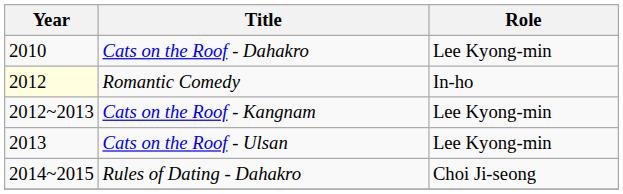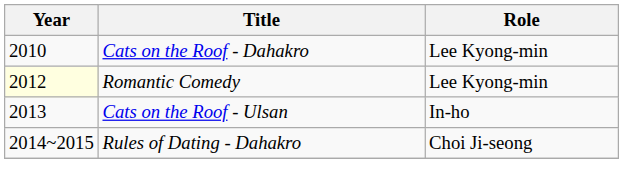(453, 81) In-ho -> (488, 81) Lee Kyong-min
- row: (209, 112)
(492, 143) Lee Kyong-min -> (449, 112) In-ho
